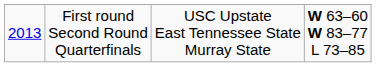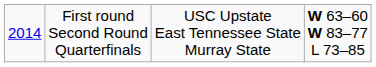(25, 33) 2013 -> (25, 33) 2014
